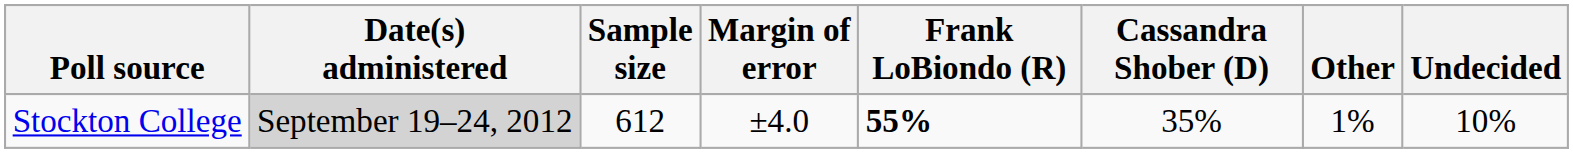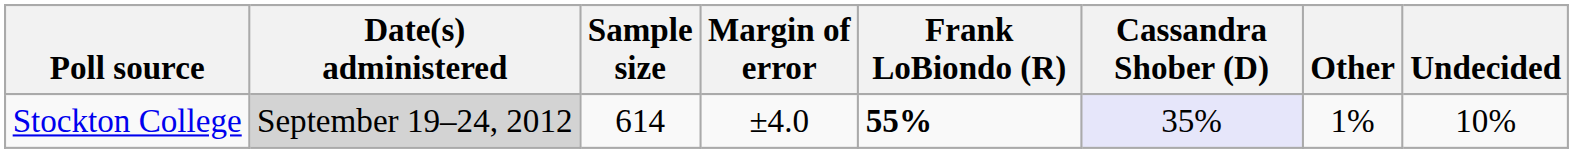(640, 120) 612 -> (640, 120) 614
(1192, 120) no background -> (1192, 120) lavender background
